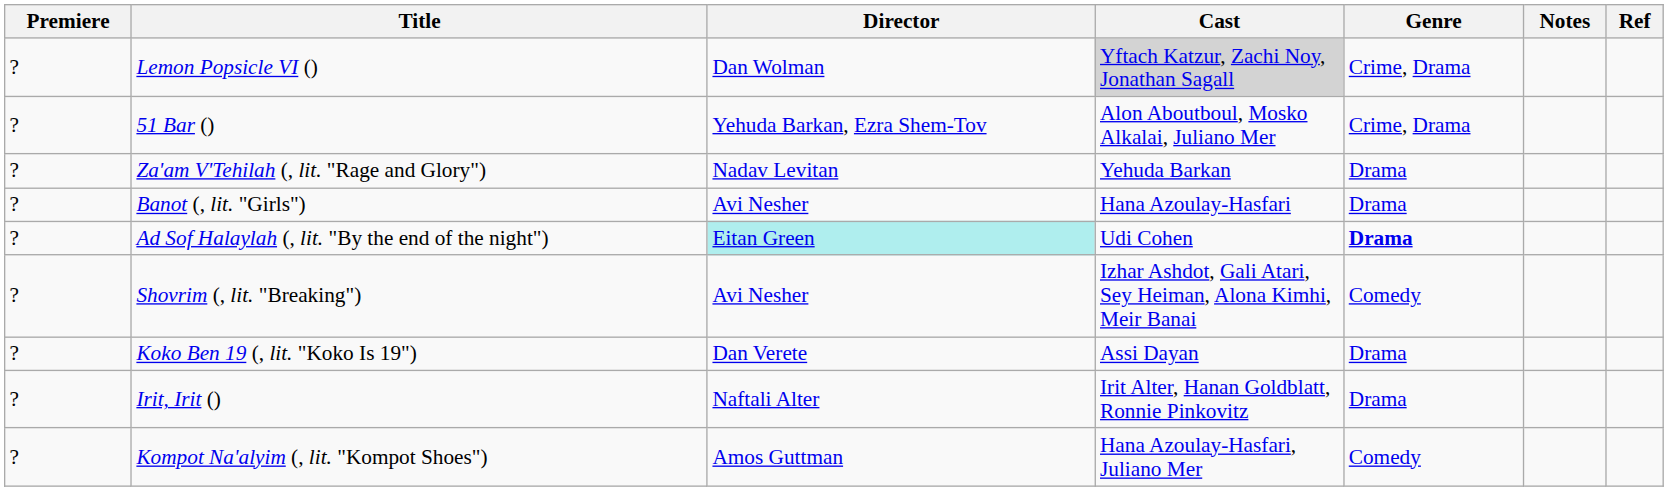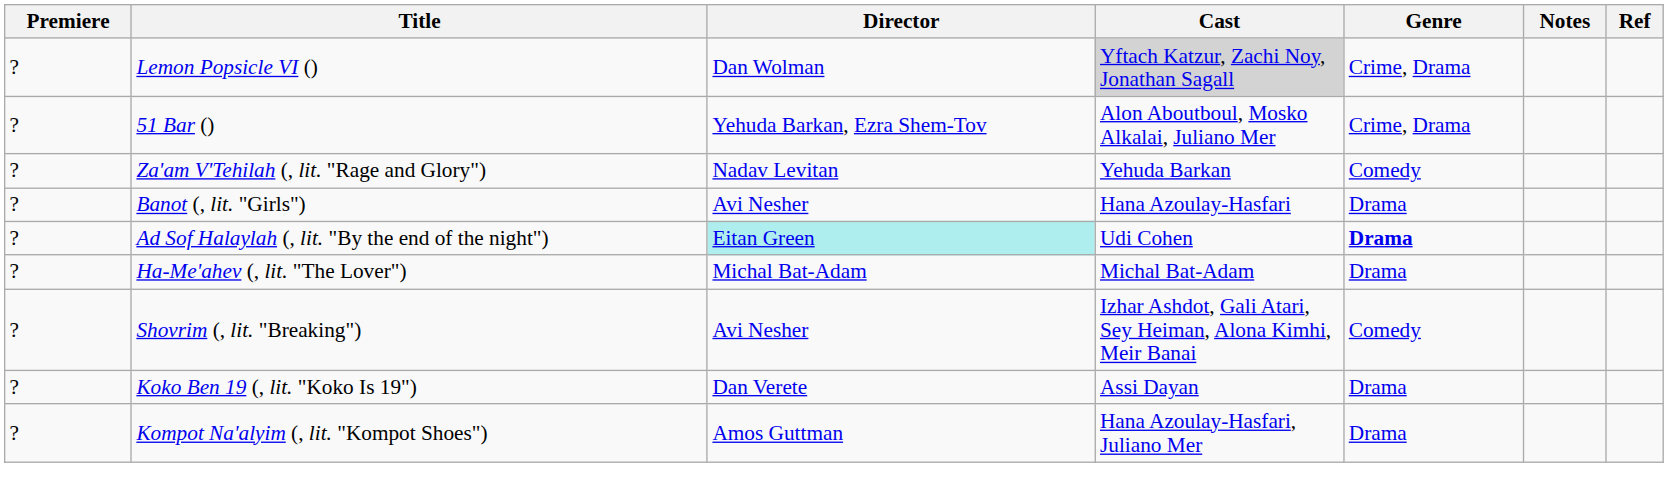(1378, 170) Drama -> (1385, 170) Comedy
+ row: (271, 271)
- row: (179, 399)
(1385, 456) Comedy -> (1378, 432) Drama
